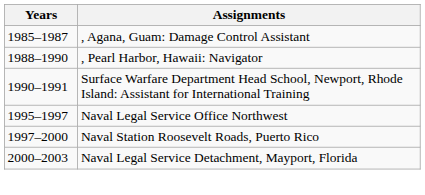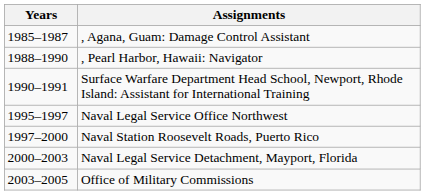+ row: (167, 179)
